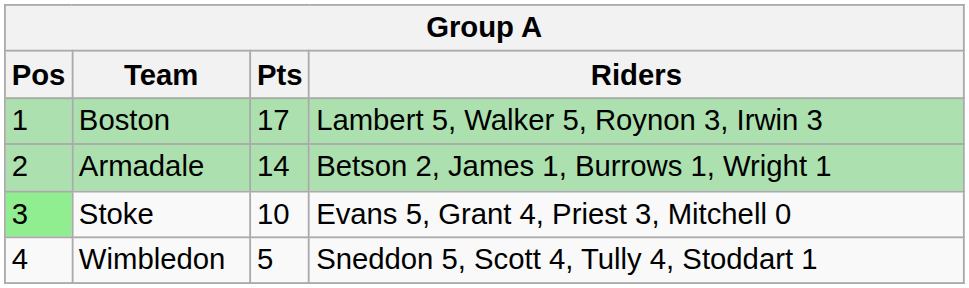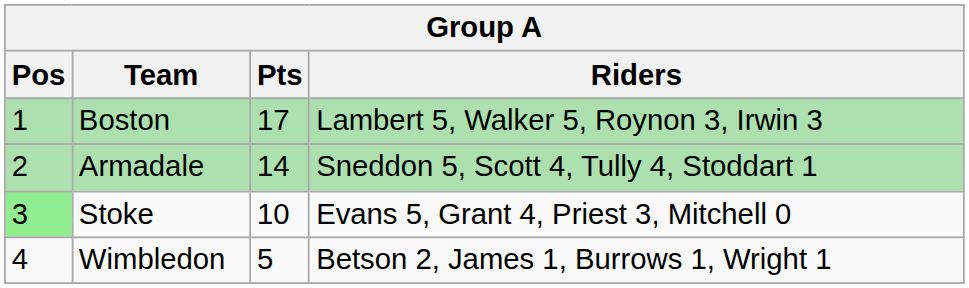(574, 167) Betson 2, James 1, Burrows 1, Wright 1 -> (567, 167) Sneddon 5, Scott 4, Tully 4, Stoddart 1
(567, 259) Sneddon 5, Scott 4, Tully 4, Stoddart 1 -> (574, 259) Betson 2, James 1, Burrows 1, Wright 1
